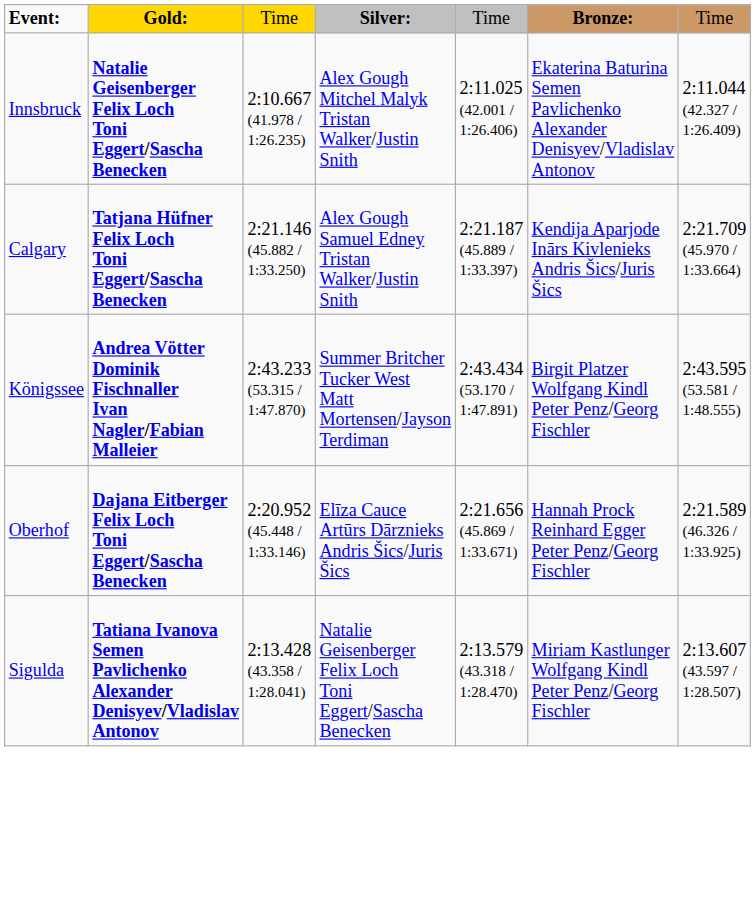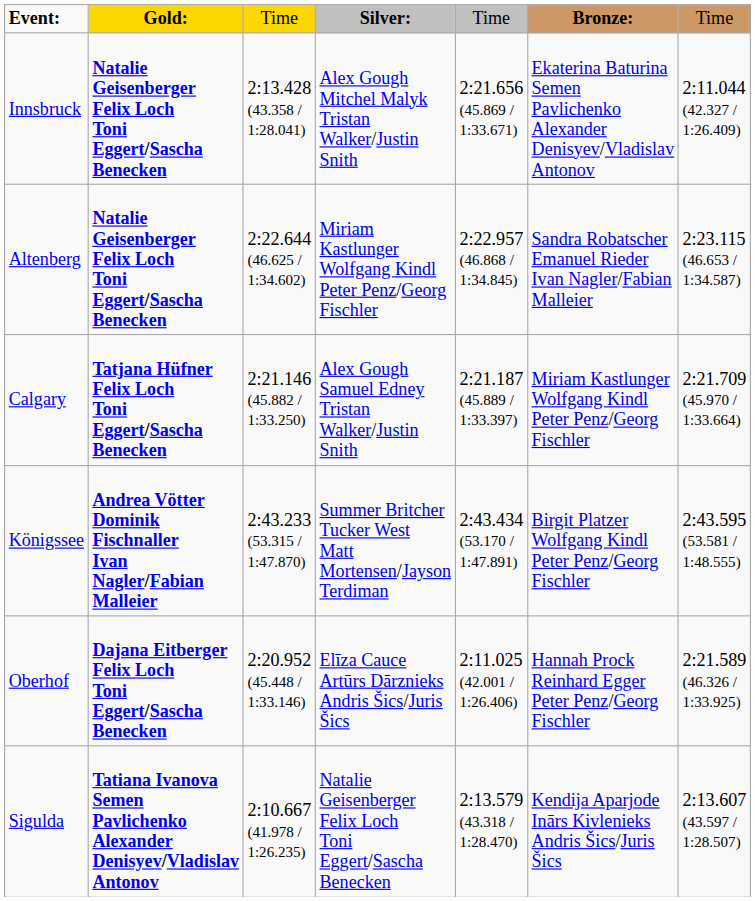(279, 118) 2:10.667 (41.978 / 1:26.235) -> (279, 108) 2:13.428 (43.358 / 1:28.041)
(491, 108) 2:11.025 (42.001 / 1:26.406) -> (491, 108) 2:21.656 (45.869 / 1:33.671)
+ row: (45, 259)
(596, 259) Kendija Aparjode Inārs Kivlenieks Andris Šics/Juris Šics -> (601, 409) Miriam Kastlunger Wolfgang Kindl Peter Penz/Georg Fischler
(491, 530) 2:21.656 (45.869 / 1:33.671) -> (491, 680) 2:11.025 (42.001 / 1:26.406)
(279, 670) 2:13.428 (43.358 / 1:28.041) -> (279, 831) 2:10.667 (41.978 / 1:26.235)
(601, 680) Miriam Kastlunger Wolfgang Kindl Peter Penz/Georg Fischler -> (596, 831) Kendija Aparjode Inārs Kivlenieks Andris Šics/Juris Šics
